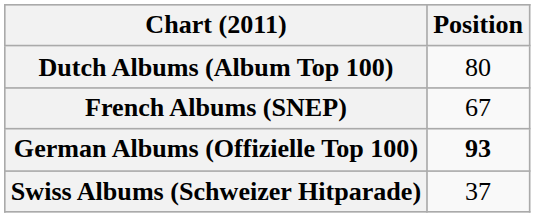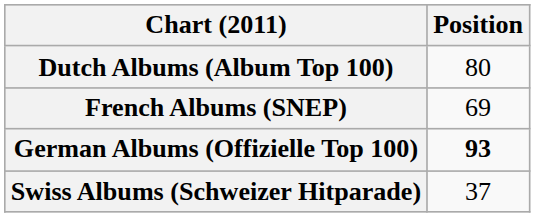(478, 107) 67 -> (478, 107) 69
